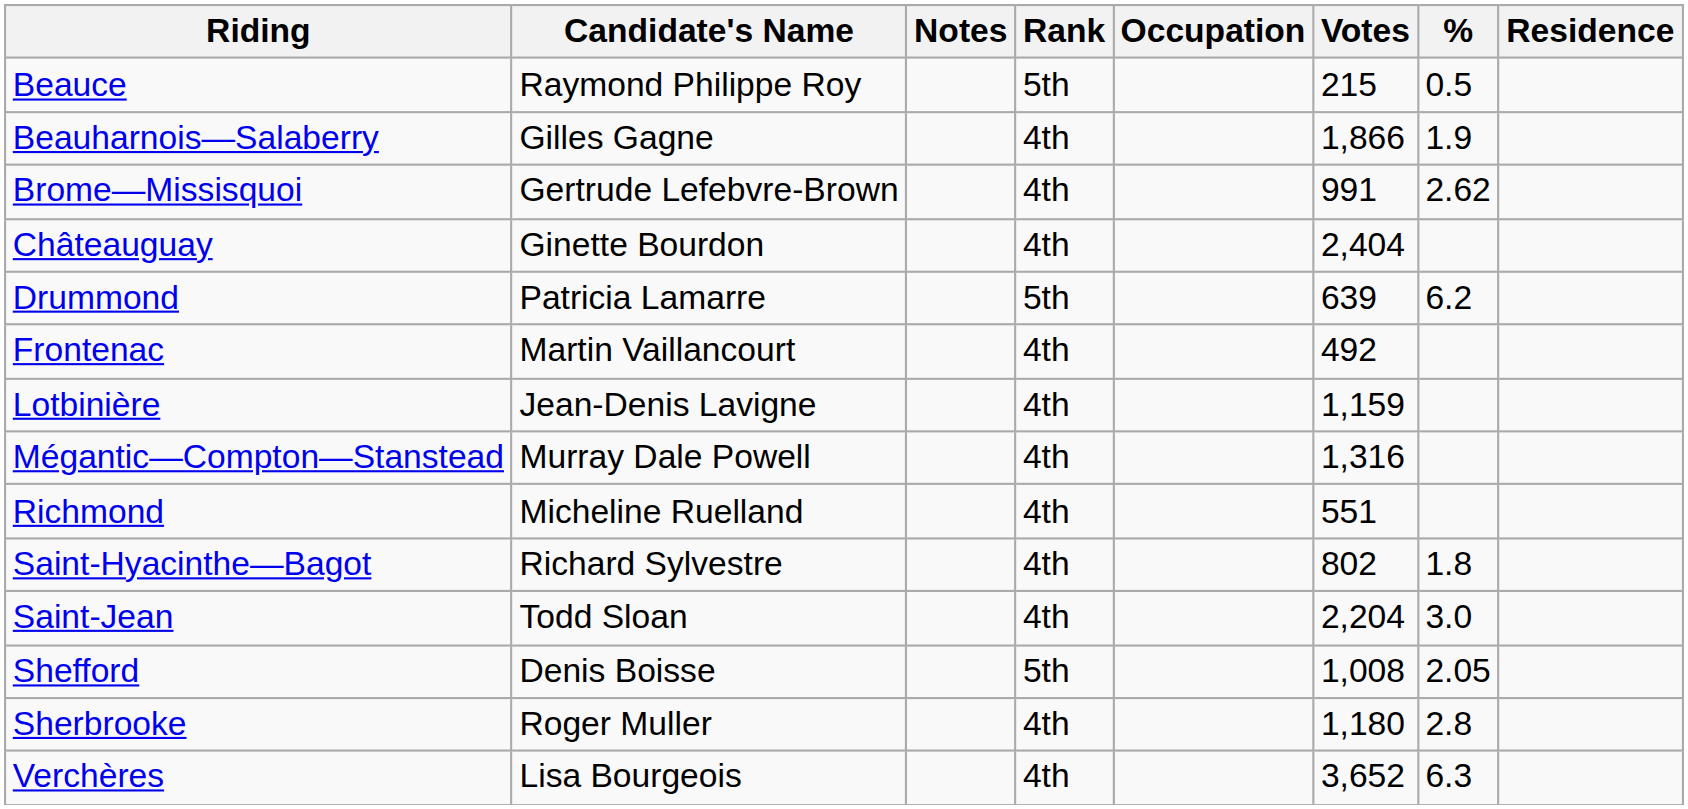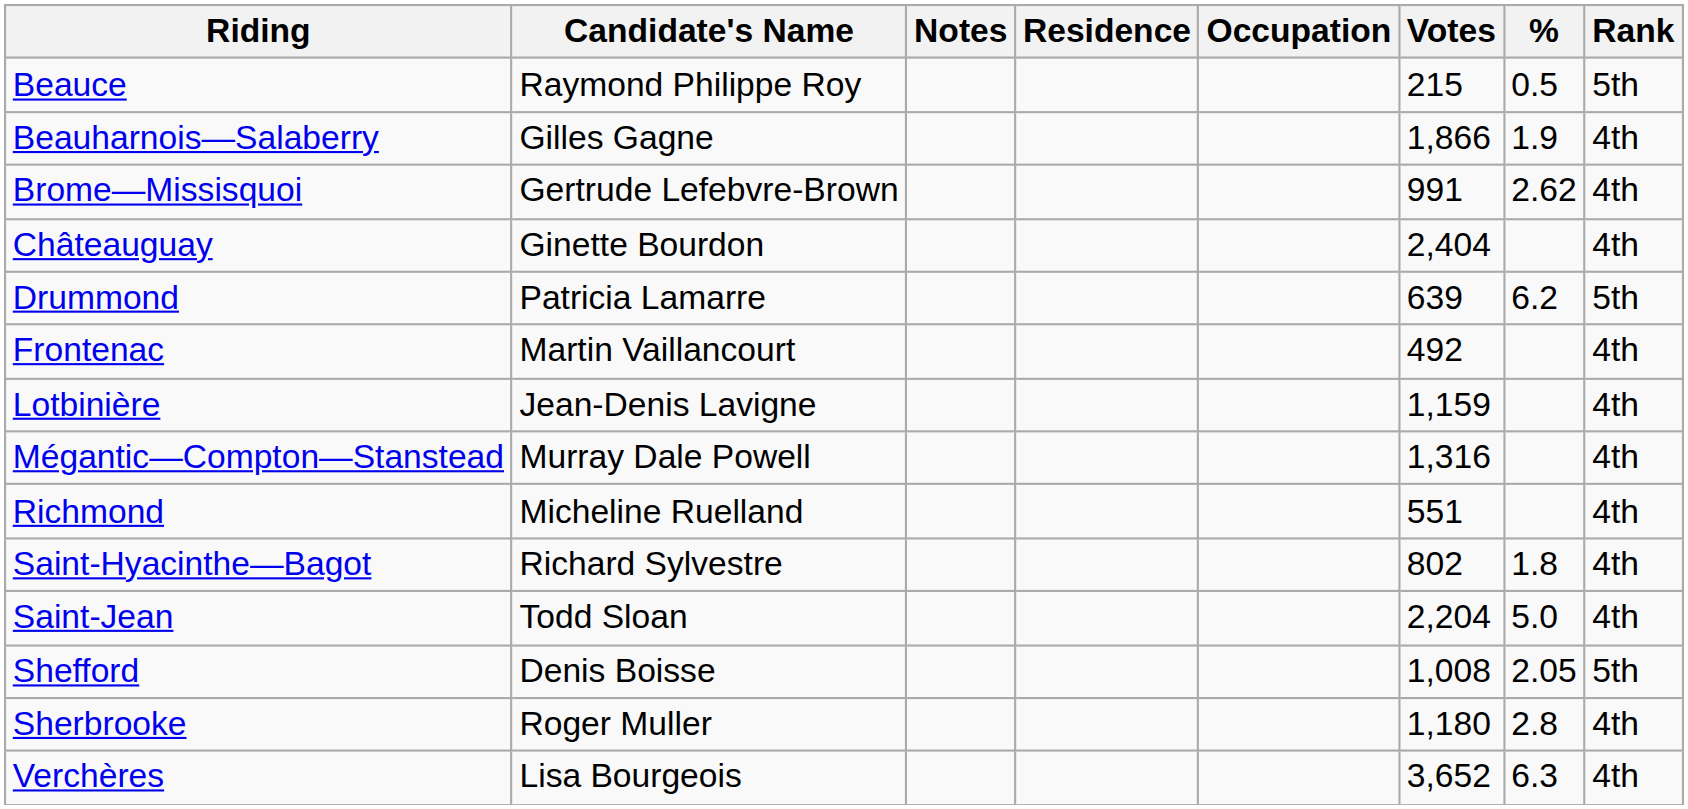columns swapped: (1590, 31) <-> (1064, 31)
(1449, 617) 3.0 -> (1535, 617) 5.0
